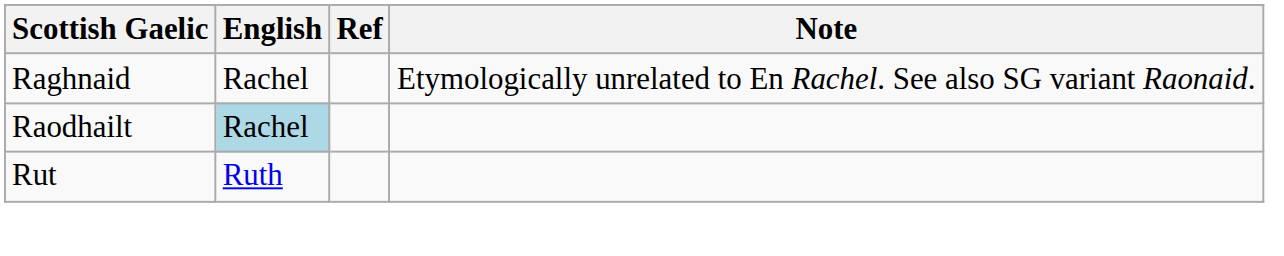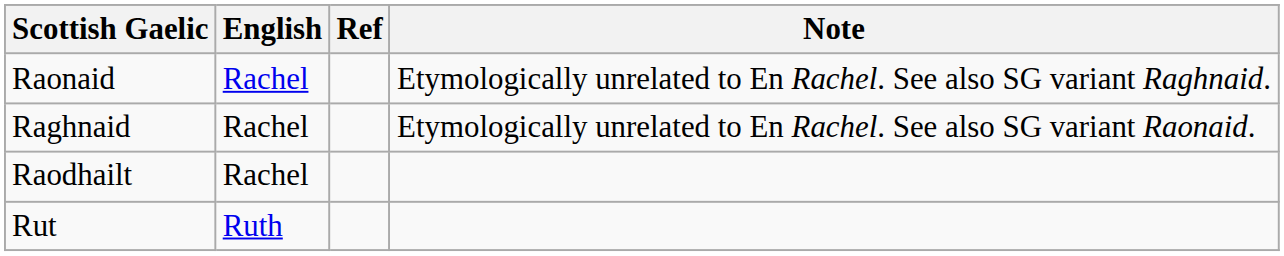+ row: (64, 77)
(266, 126) lightblue background -> (266, 175) no background
